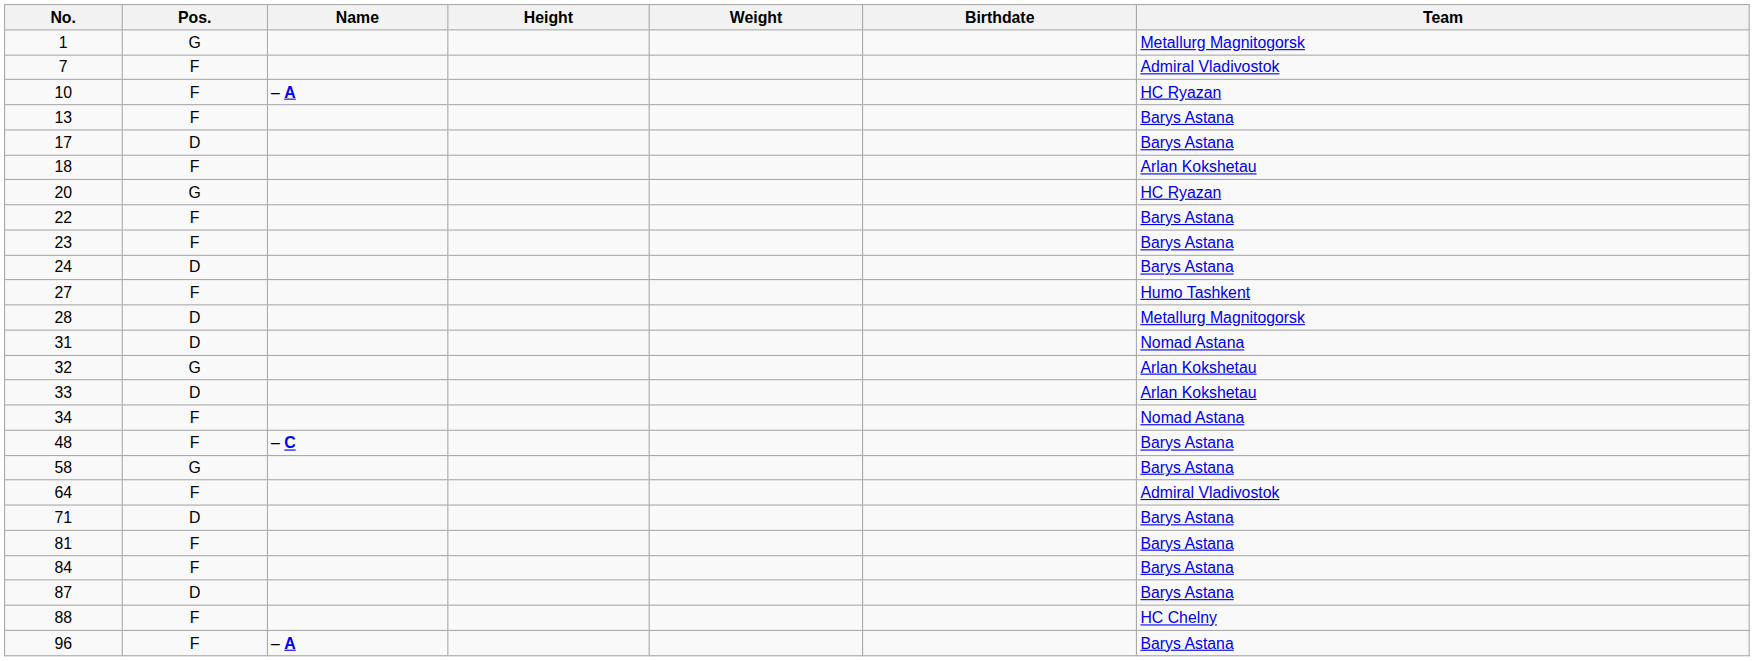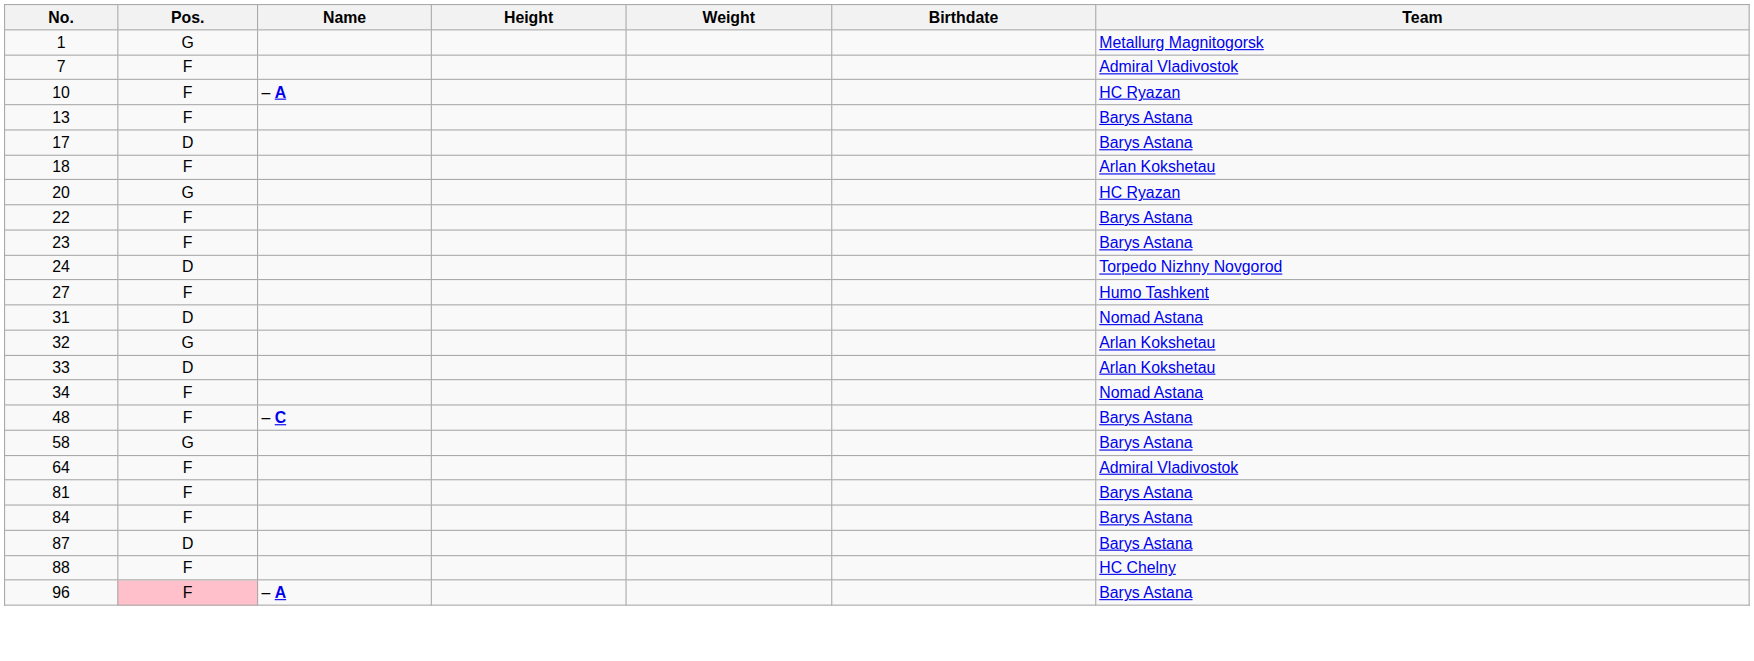(1187, 268) Barys Astana -> (1191, 268) Torpedo Nizhny Novgorod
- row: (63, 318)
- row: (63, 518)
(195, 643) no background -> (188, 593) pink background
